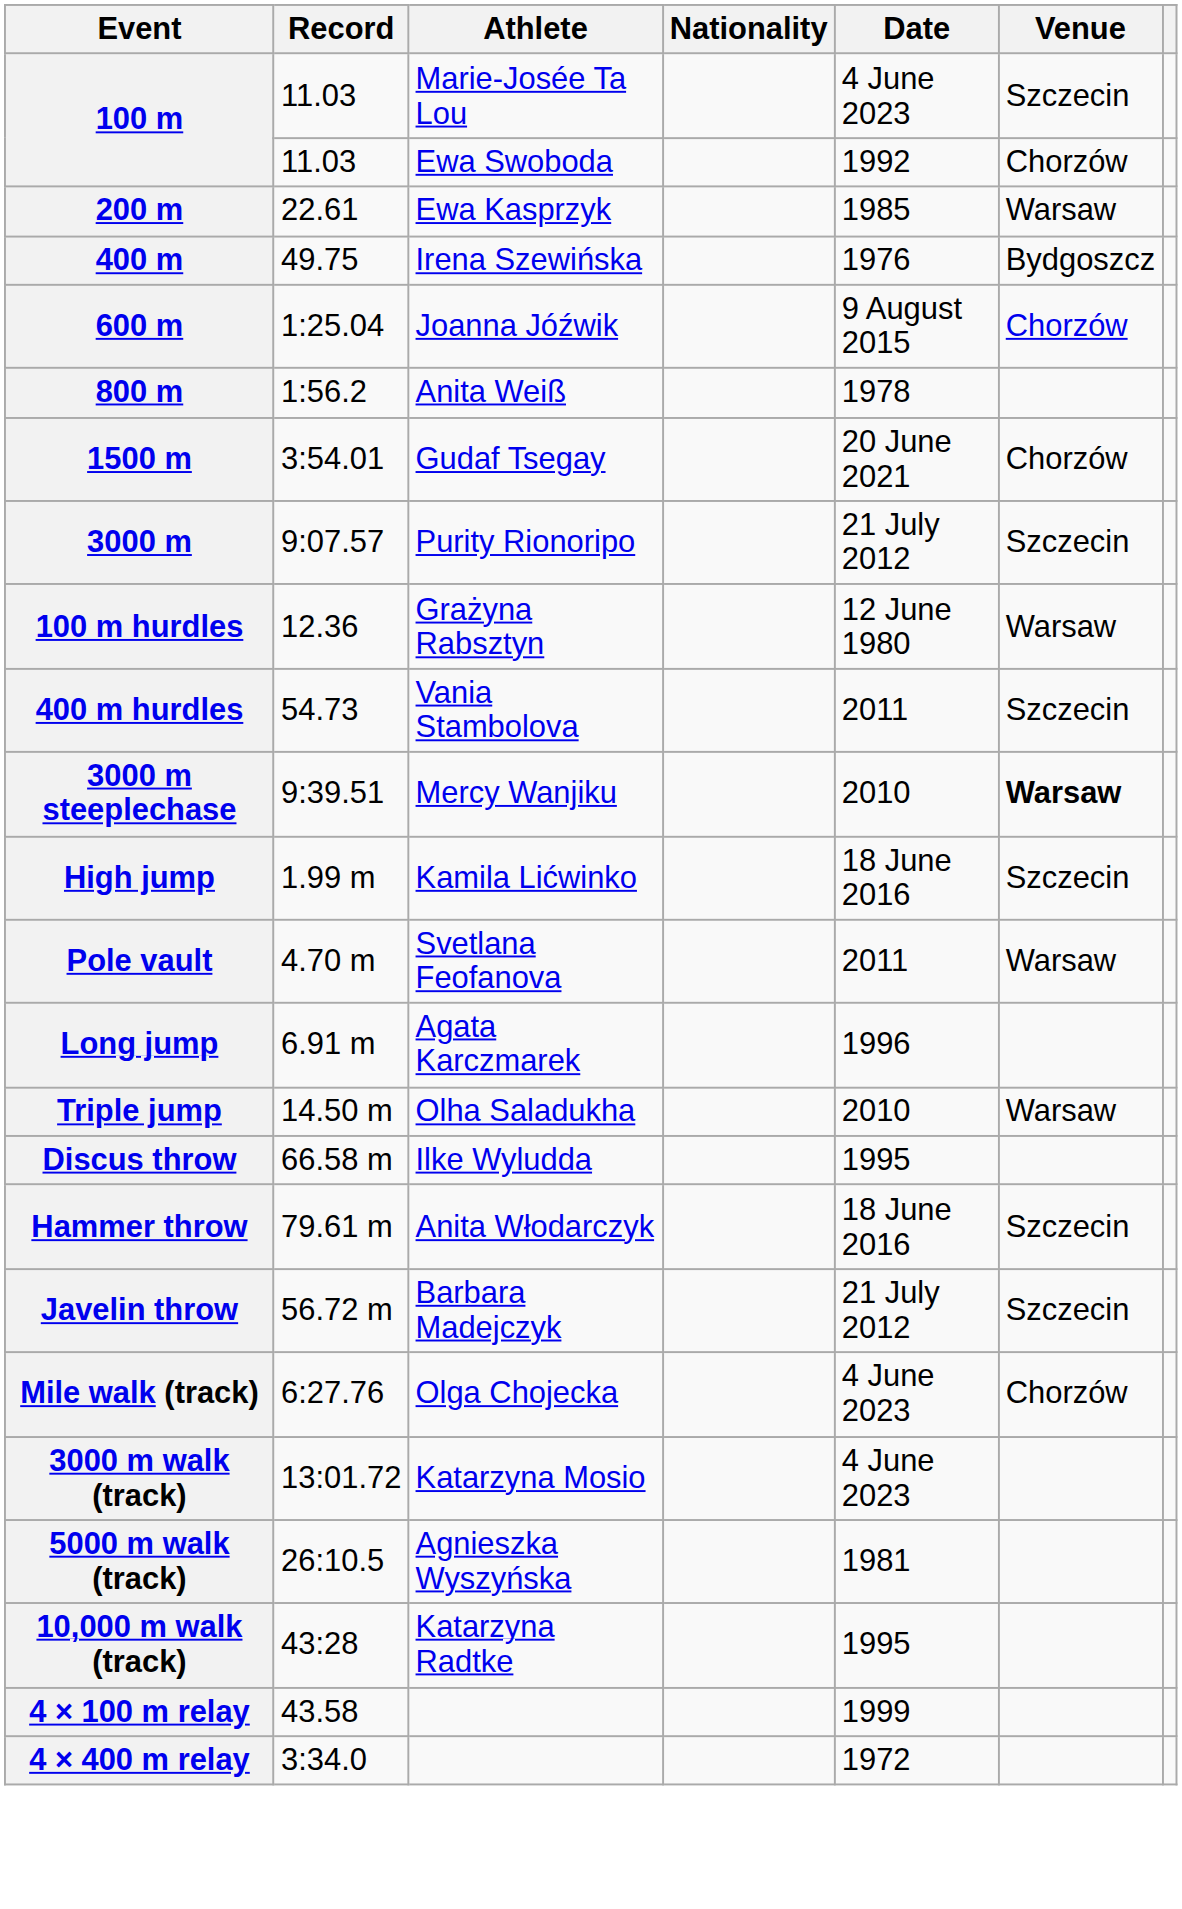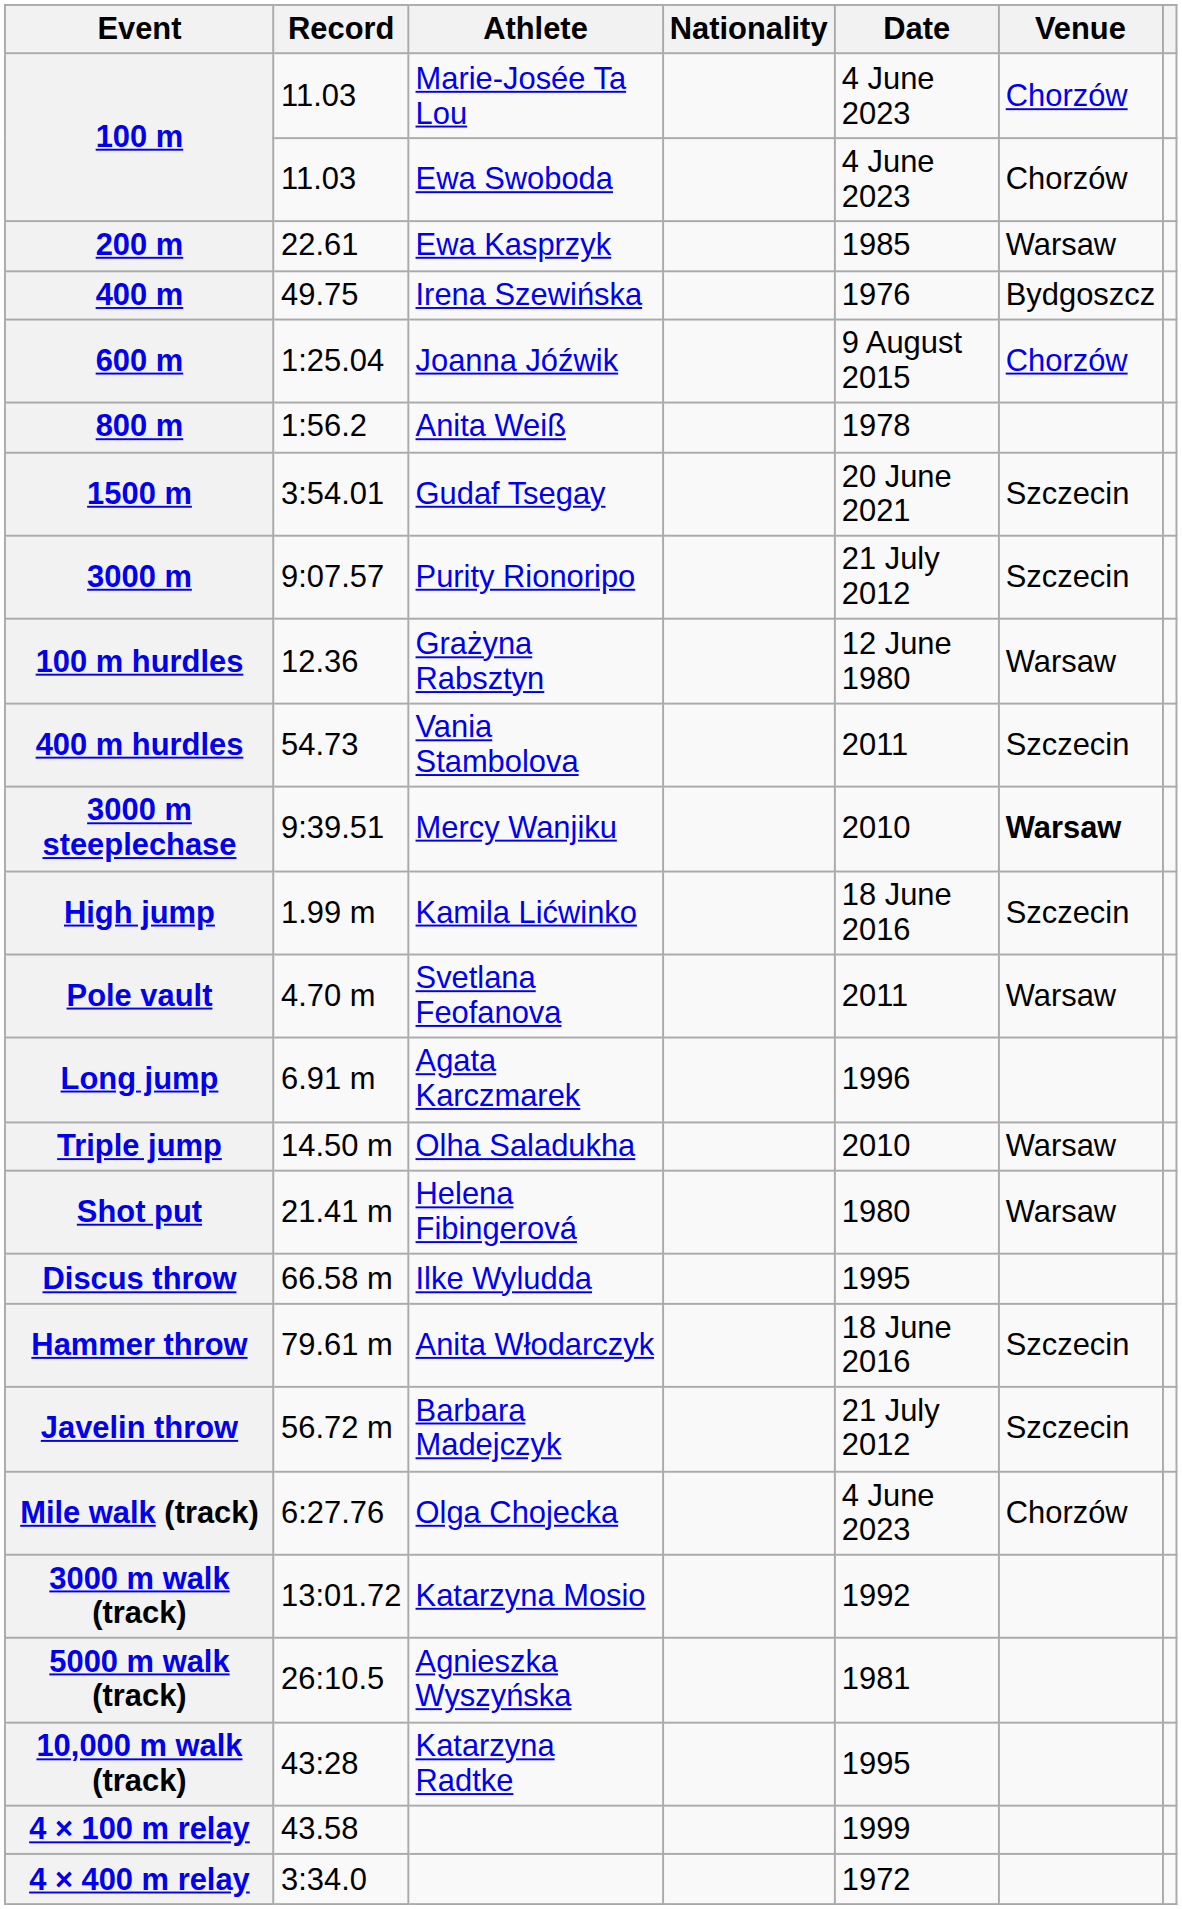(1068, 95) Szczecin -> (1067, 95) Chorzów
(876, 161) 1992 -> (888, 179) 4 June 2023
(1067, 458) Chorzów -> (1068, 493) Szczecin
+ row: (139, 1212)
(888, 1477) 4 June 2023 -> (876, 1595) 1992
